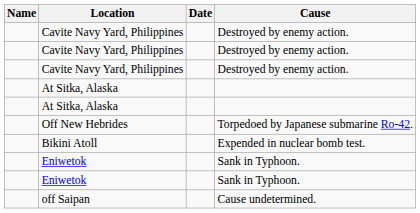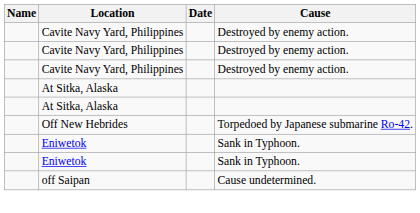- row: (69, 143)
